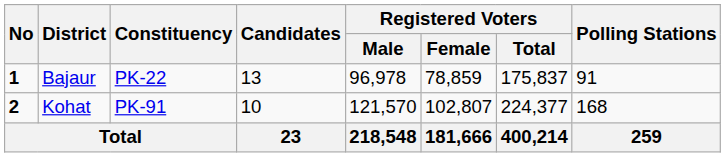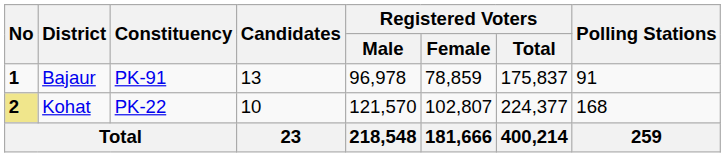(140, 78) PK-22 -> (140, 78) PK-91
(14, 107) no background -> (14, 107) khaki background
(140, 107) PK-91 -> (140, 107) PK-22
